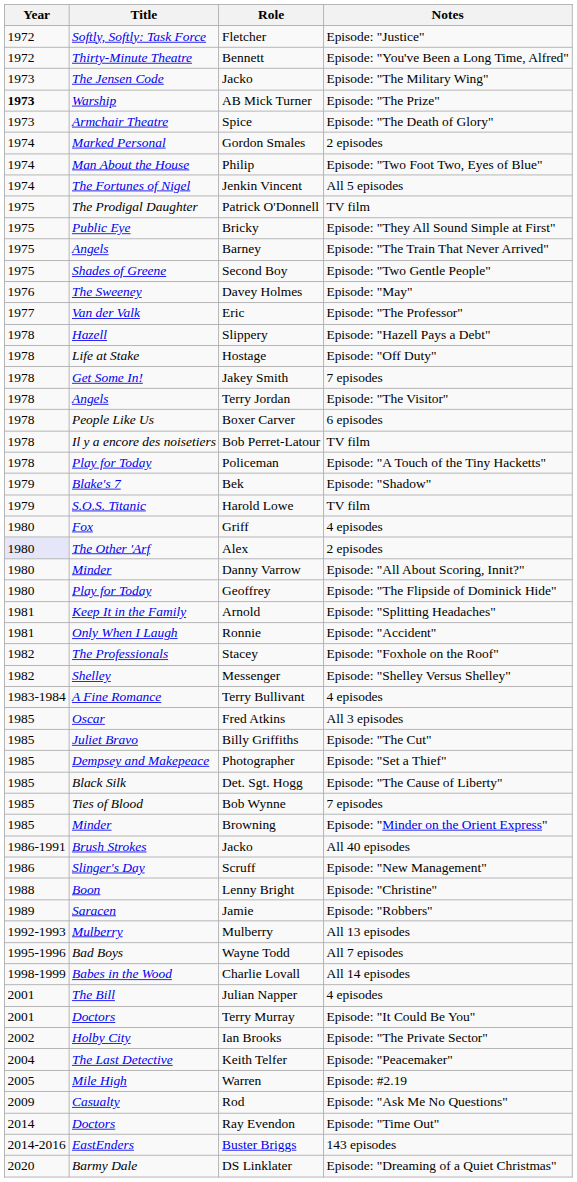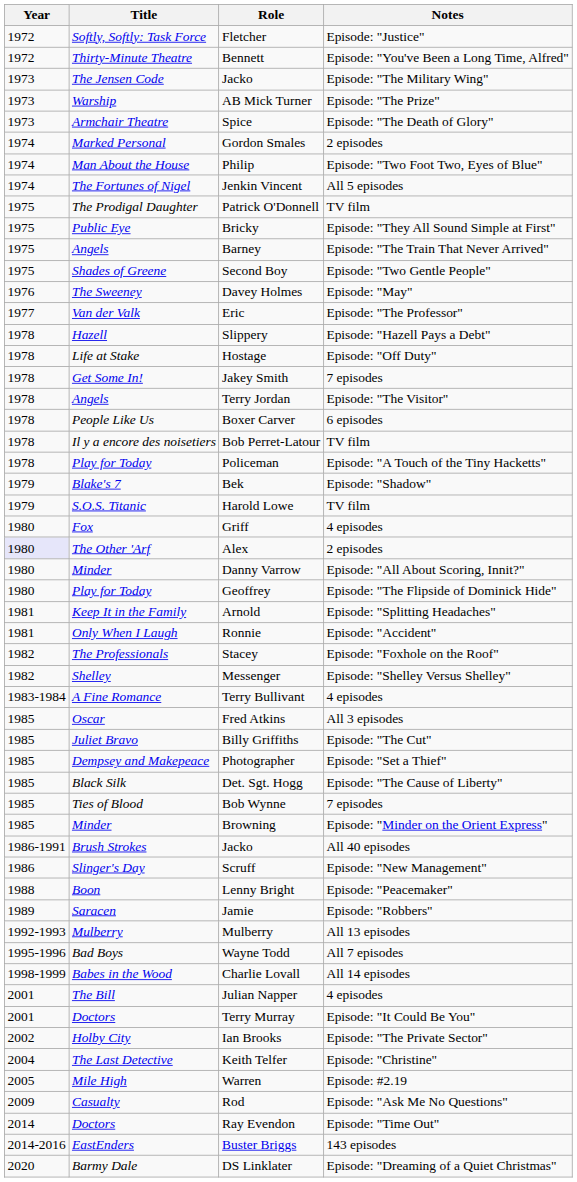(21, 100) bold -> (21, 100) normal
(382, 889) Episode: "Christine" -> (390, 889) Episode: "Peacemaker"
(390, 1059) Episode: "Peacemaker" -> (382, 1059) Episode: "Christine"
